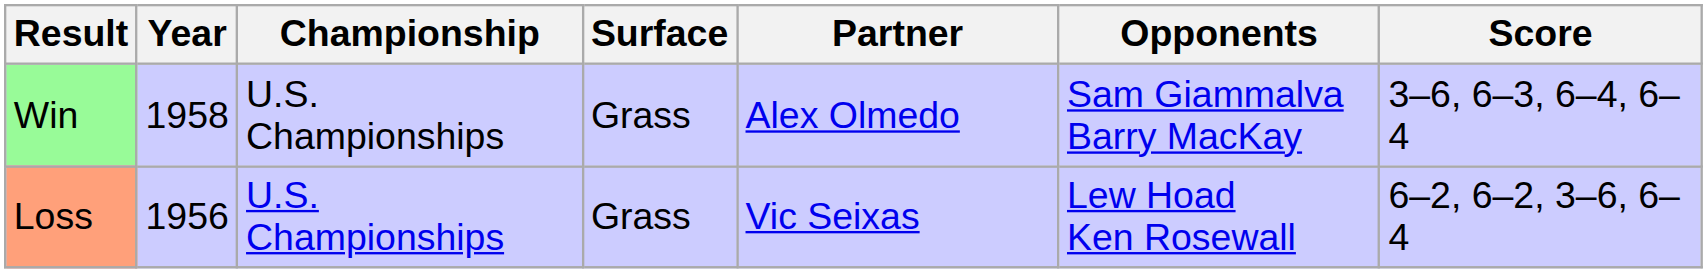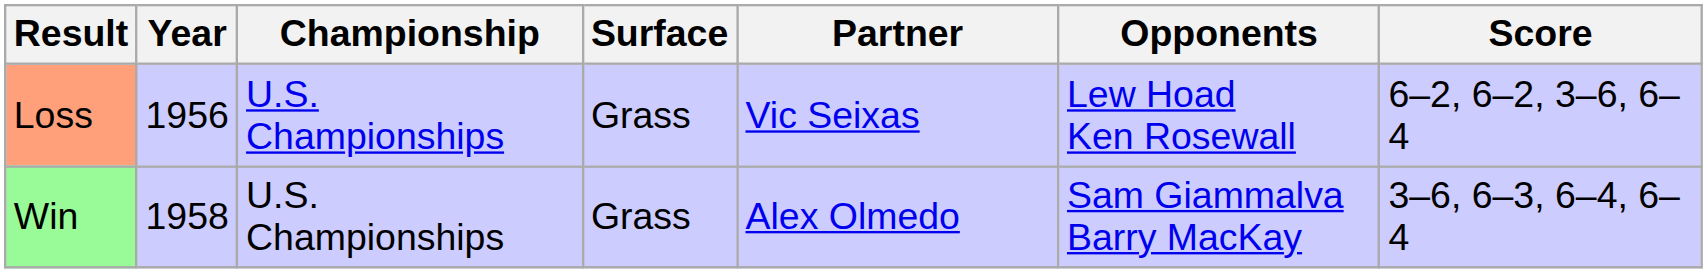rows swapped: (53, 216) <-> (46, 114)
